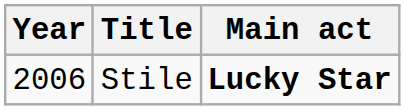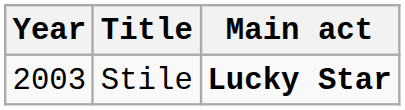(49, 80) 2006 -> (49, 80) 2003
